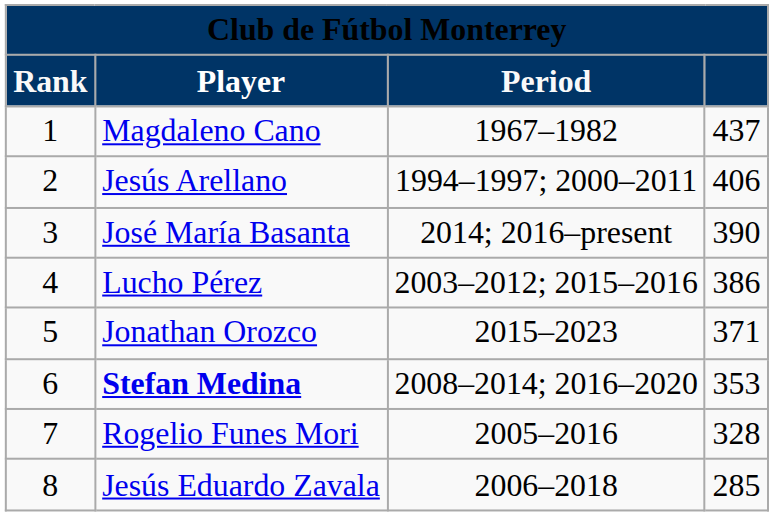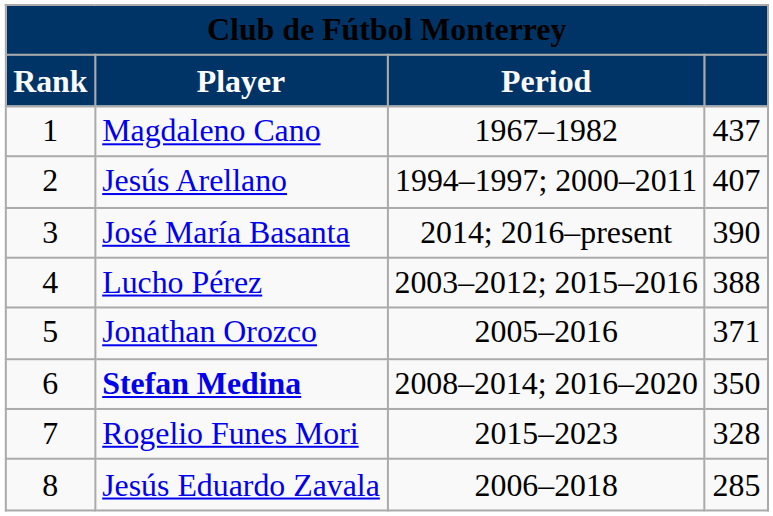(736, 181) 406 -> (736, 181) 407
(736, 282) 386 -> (736, 282) 388
(546, 332) 2015–2023 -> (546, 332) 2005–2016
(736, 383) 353 -> (736, 383) 350
(546, 433) 2005–2016 -> (546, 433) 2015–2023
